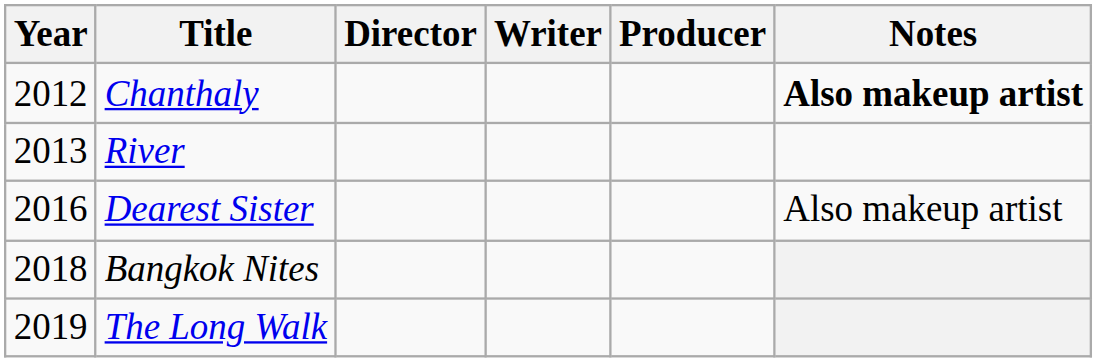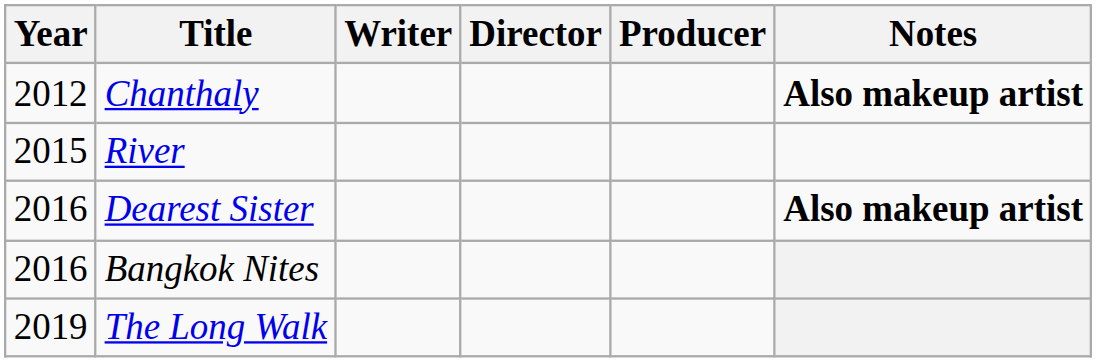columns swapped: (411, 33) <-> (548, 33)
(51, 151) 2013 -> (51, 151) 2015
(923, 209) normal -> (933, 209) bold
(51, 268) 2018 -> (51, 268) 2016
